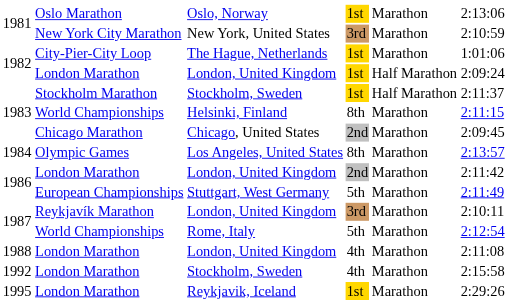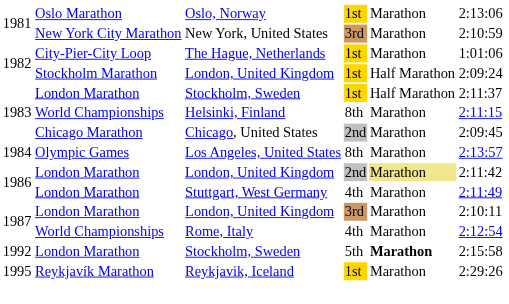(87, 73) London Marathon -> (96, 73) Stockholm Marathon
(96, 93) Stockholm Marathon -> (87, 93) London Marathon
(400, 172) no background -> (398, 172) khaki background
(109, 192) European Championships -> (87, 192) London Marathon
(356, 192) 5th -> (354, 192) 4th
(94, 211) Reykjavík Marathon -> (87, 211) London Marathon
(356, 231) 5th -> (354, 231) 4th
- row: (17, 251)
(356, 271) 4th -> (354, 251) 5th
(400, 271) normal -> (401, 251) bold
(87, 291) London Marathon -> (94, 271) Reykjavík Marathon
